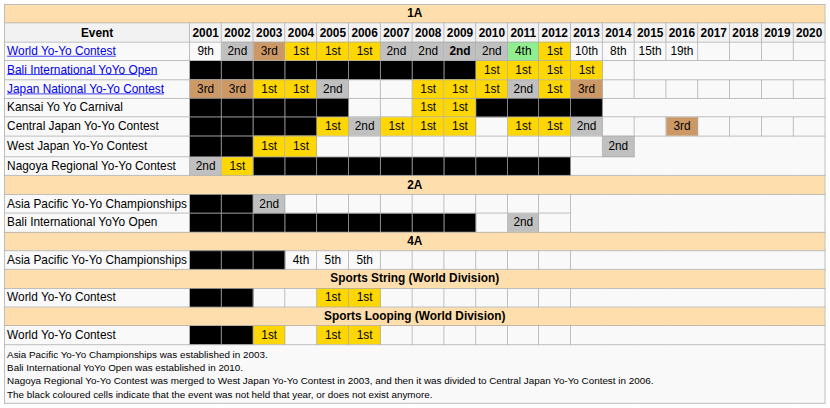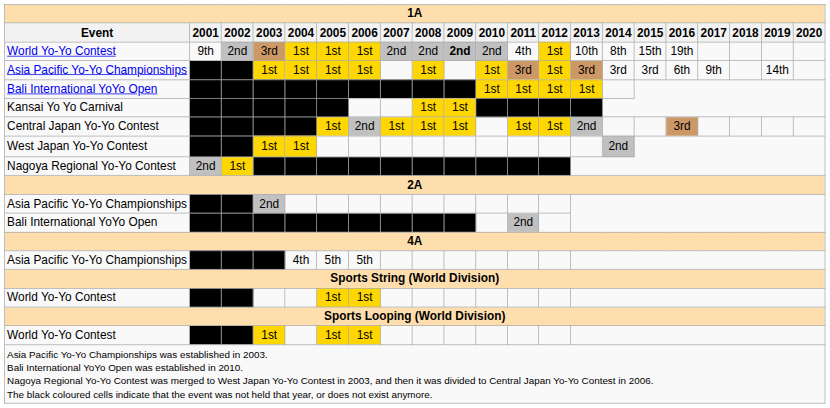(523, 51) lightgreen background -> (523, 51) no background
+ row: (97, 70)
- row: (86, 88)
